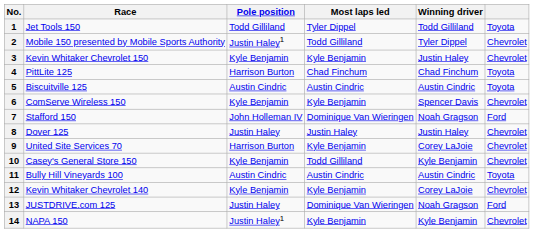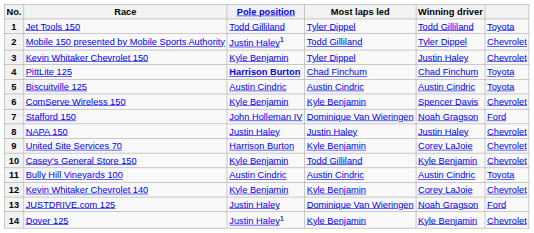(336, 58) Kyle Benjamin -> (331, 58) Tyler Dippel
(262, 72) normal -> (265, 72) bold
(47, 131) Dover 125 -> (47, 131) NAPA 150
(47, 220) NAPA 150 -> (47, 220) Dover 125
